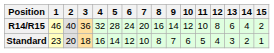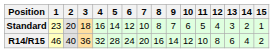rows swapped: (27, 40) <-> (27, 26)
